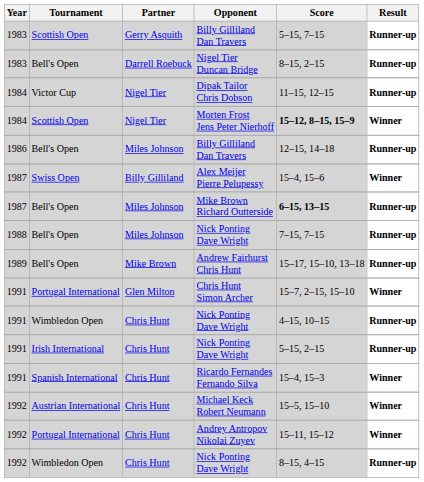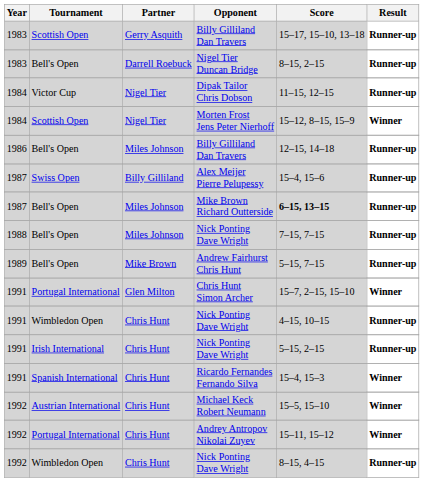(302, 35) 5–15, 7–15 -> (322, 35) 15–17, 15–10, 13–18
(317, 121) bold -> (317, 121) normal
(386, 178) Winner -> (393, 178) Runner-up
(322, 263) 15–17, 15–10, 13–18 -> (302, 263) 5–15, 7–15
